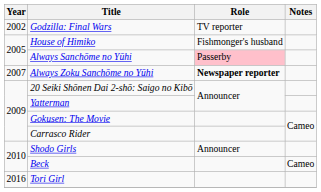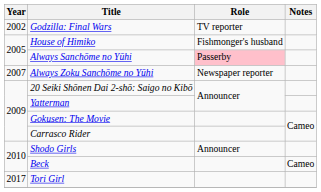(238, 73) bold -> (235, 73) normal
(16, 179) 2016 -> (16, 179) 2017
